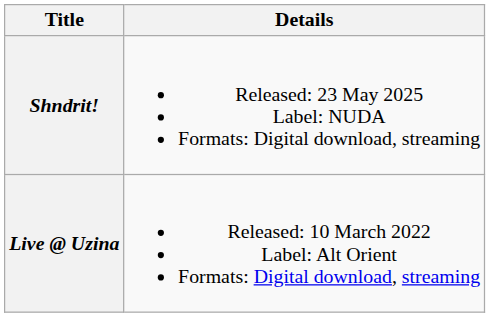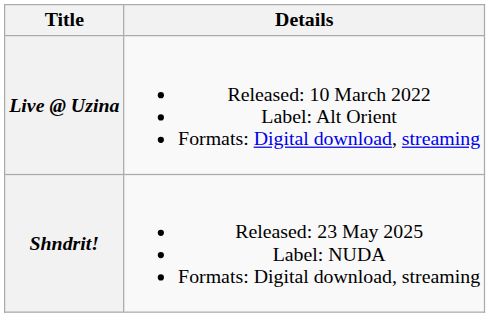rows swapped: (64, 243) <-> (64, 105)
